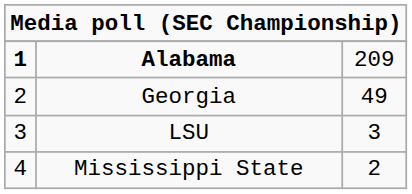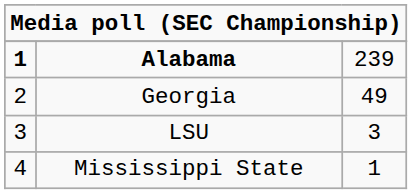(374, 60) 209 -> (374, 60) 239
(374, 170) 2 -> (374, 170) 1
